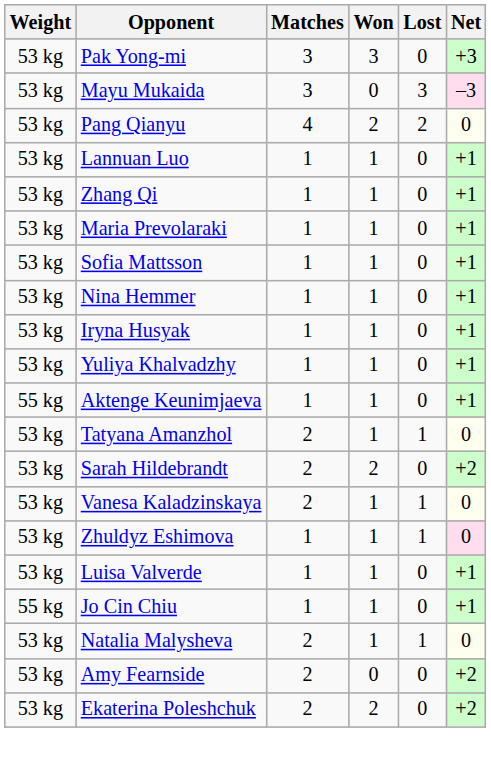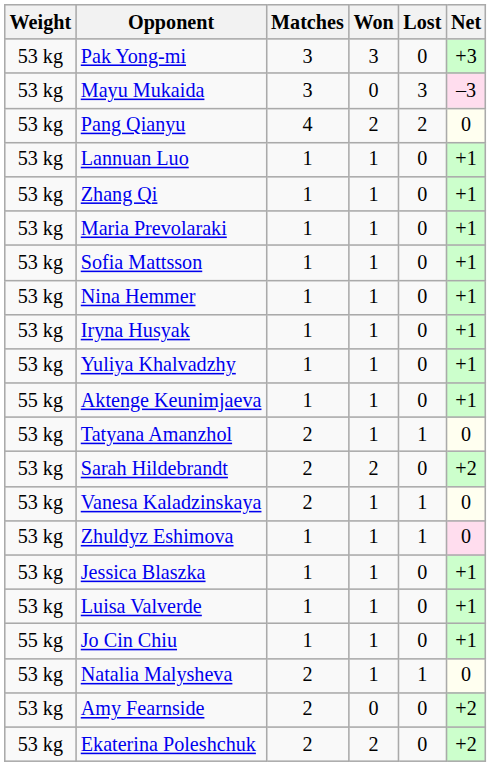+ row: (143, 571)
